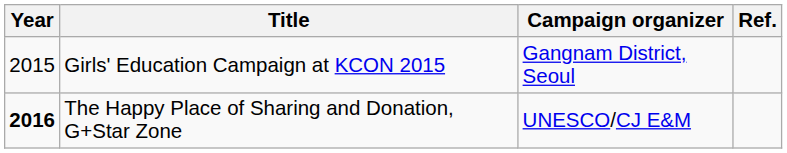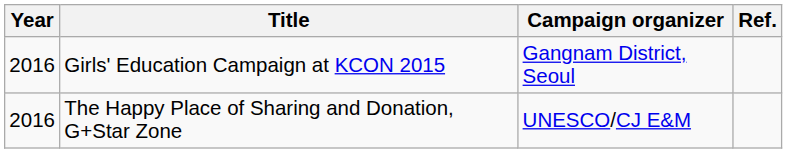(32, 64) 2015 -> (32, 64) 2016
(32, 120) bold -> (32, 120) normal
